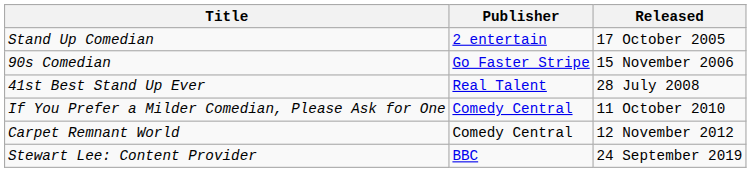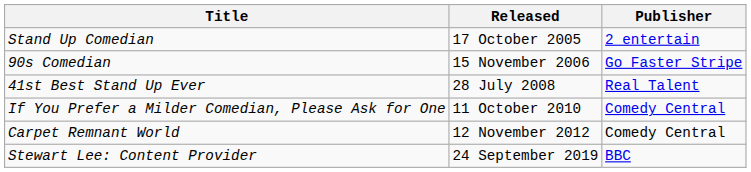columns swapped: (669, 16) <-> (521, 16)
